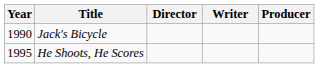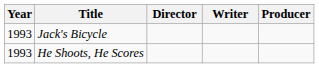(20, 33) 1990 -> (20, 33) 1993
(20, 53) 1995 -> (20, 53) 1993
